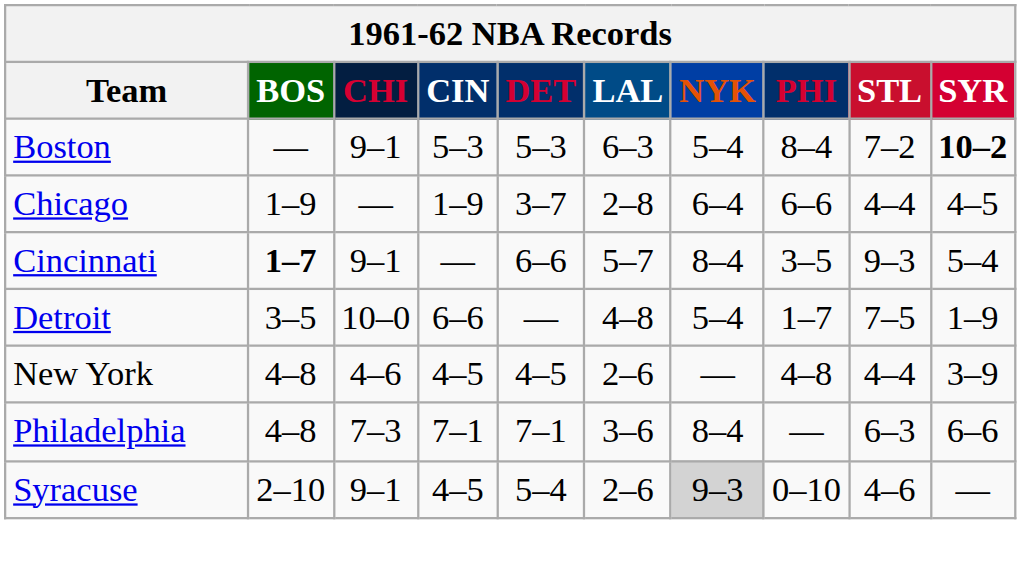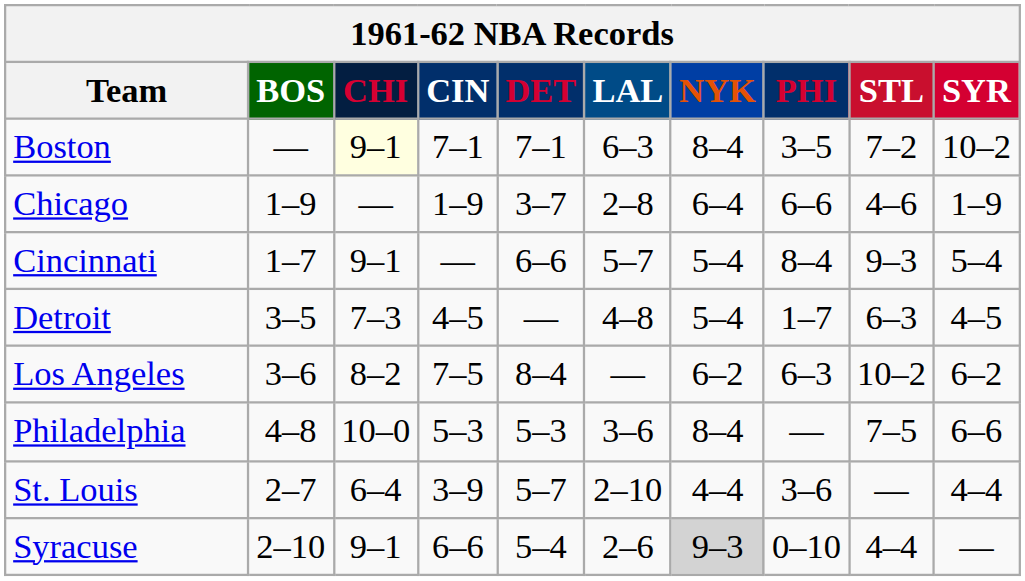(376, 146) no background -> (376, 146) lightyellow background
(458, 146) 5–3 -> (458, 146) 7–1
(541, 146) 5–3 -> (541, 146) 7–1
(718, 146) 5–4 -> (718, 146) 8–4
(806, 146) 8–4 -> (806, 146) 3–5
(973, 146) bold -> (976, 146) normal
(890, 203) 4–4 -> (891, 203) 4–6
(973, 203) 4–5 -> (976, 203) 1–9
(291, 260) bold -> (291, 260) normal
(718, 260) 8–4 -> (718, 260) 5–4
(806, 260) 3–5 -> (806, 260) 8–4
(376, 317) 10–0 -> (376, 317) 7–3
(458, 317) 6–6 -> (458, 317) 4–5
(890, 317) 7–5 -> (891, 317) 6–3
(973, 317) 1–9 -> (976, 317) 4–5
+ row: (99, 374)
- row: (83, 374)
(376, 431) 7–3 -> (376, 431) 10–0
(458, 431) 7–1 -> (458, 431) 5–3
(541, 431) 7–1 -> (541, 431) 5–3
(890, 431) 6–3 -> (891, 431) 7–5
+ row: (75, 488)
(458, 488) 4–5 -> (458, 545) 6–6
(890, 488) 4–6 -> (891, 545) 4–4
